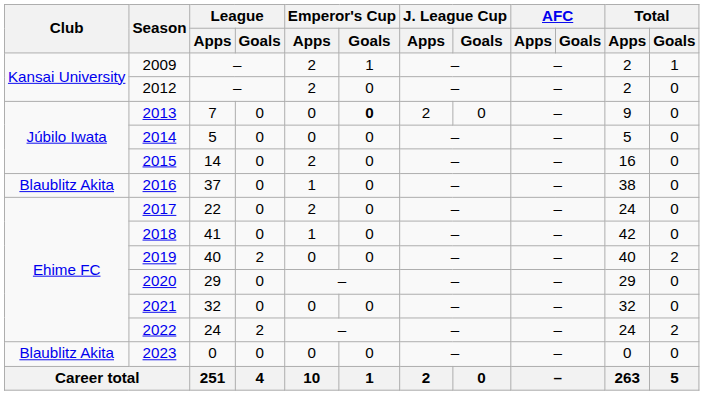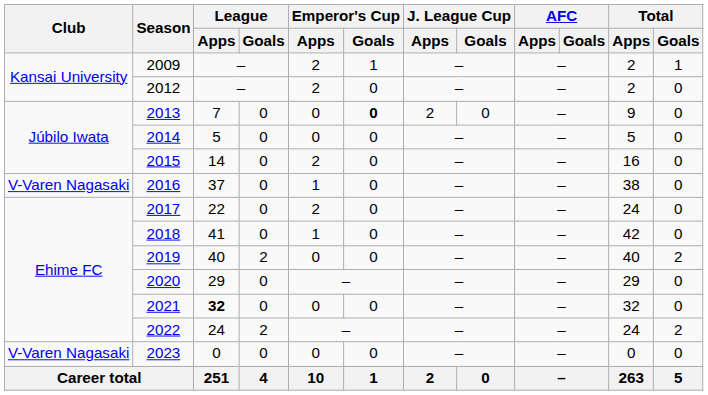(67, 185) Blaublitz Akita -> (69, 185) V-Varen Nagasaki
(212, 305) normal -> (216, 305) bold
(67, 354) Blaublitz Akita -> (69, 354) V-Varen Nagasaki
